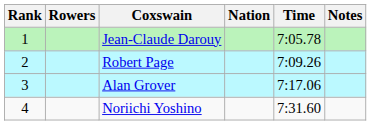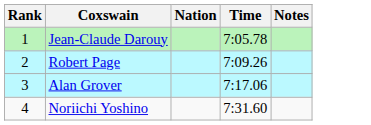- column: (72, 16)
